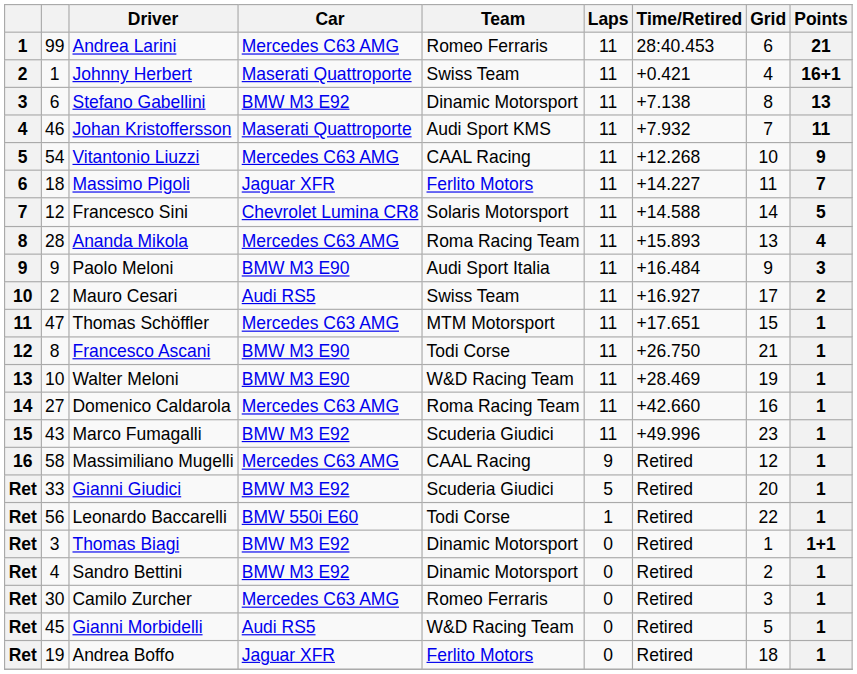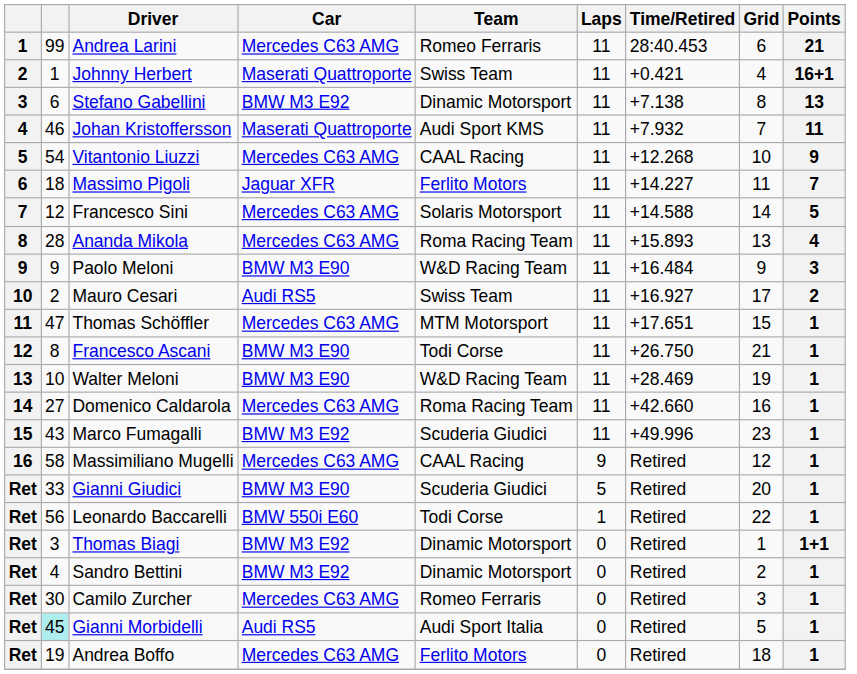(330, 212) Chevrolet Lumina CR8 -> (320, 212) Mercedes C63 AMG
(488, 268) Audi Sport Italia -> (493, 268) W&D Racing Team
(296, 489) BMW M3 E92 -> (296, 489) BMW M3 E90
(55, 627) no background -> (55, 627) paleturquoise background
(500, 627) W&D Racing Team -> (481, 627) Audi Sport Italia
(288, 655) Jaguar XFR -> (320, 655) Mercedes C63 AMG
